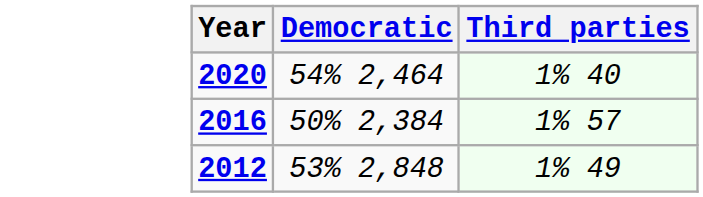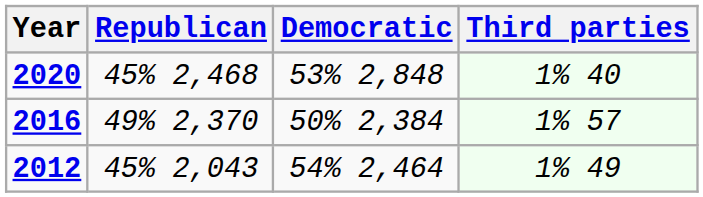+ column: (181, 30)
(367, 76) 54% 2,464 -> (367, 76) 53% 2,848
(367, 169) 53% 2,848 -> (367, 169) 54% 2,464
